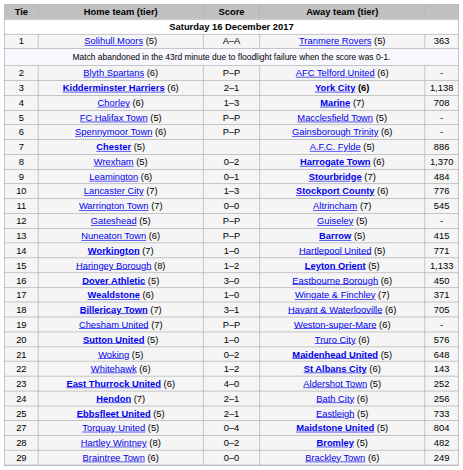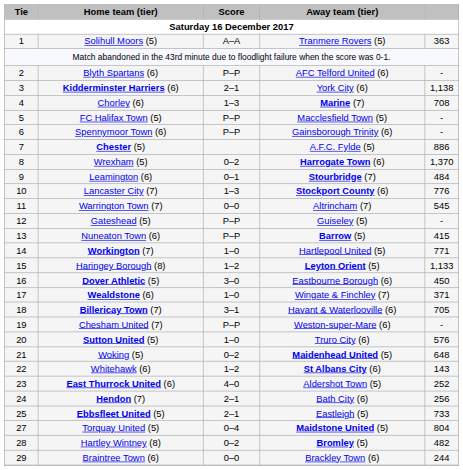(342, 88) bold -> (342, 88) normal
(442, 458) 249 -> (442, 458) 244
